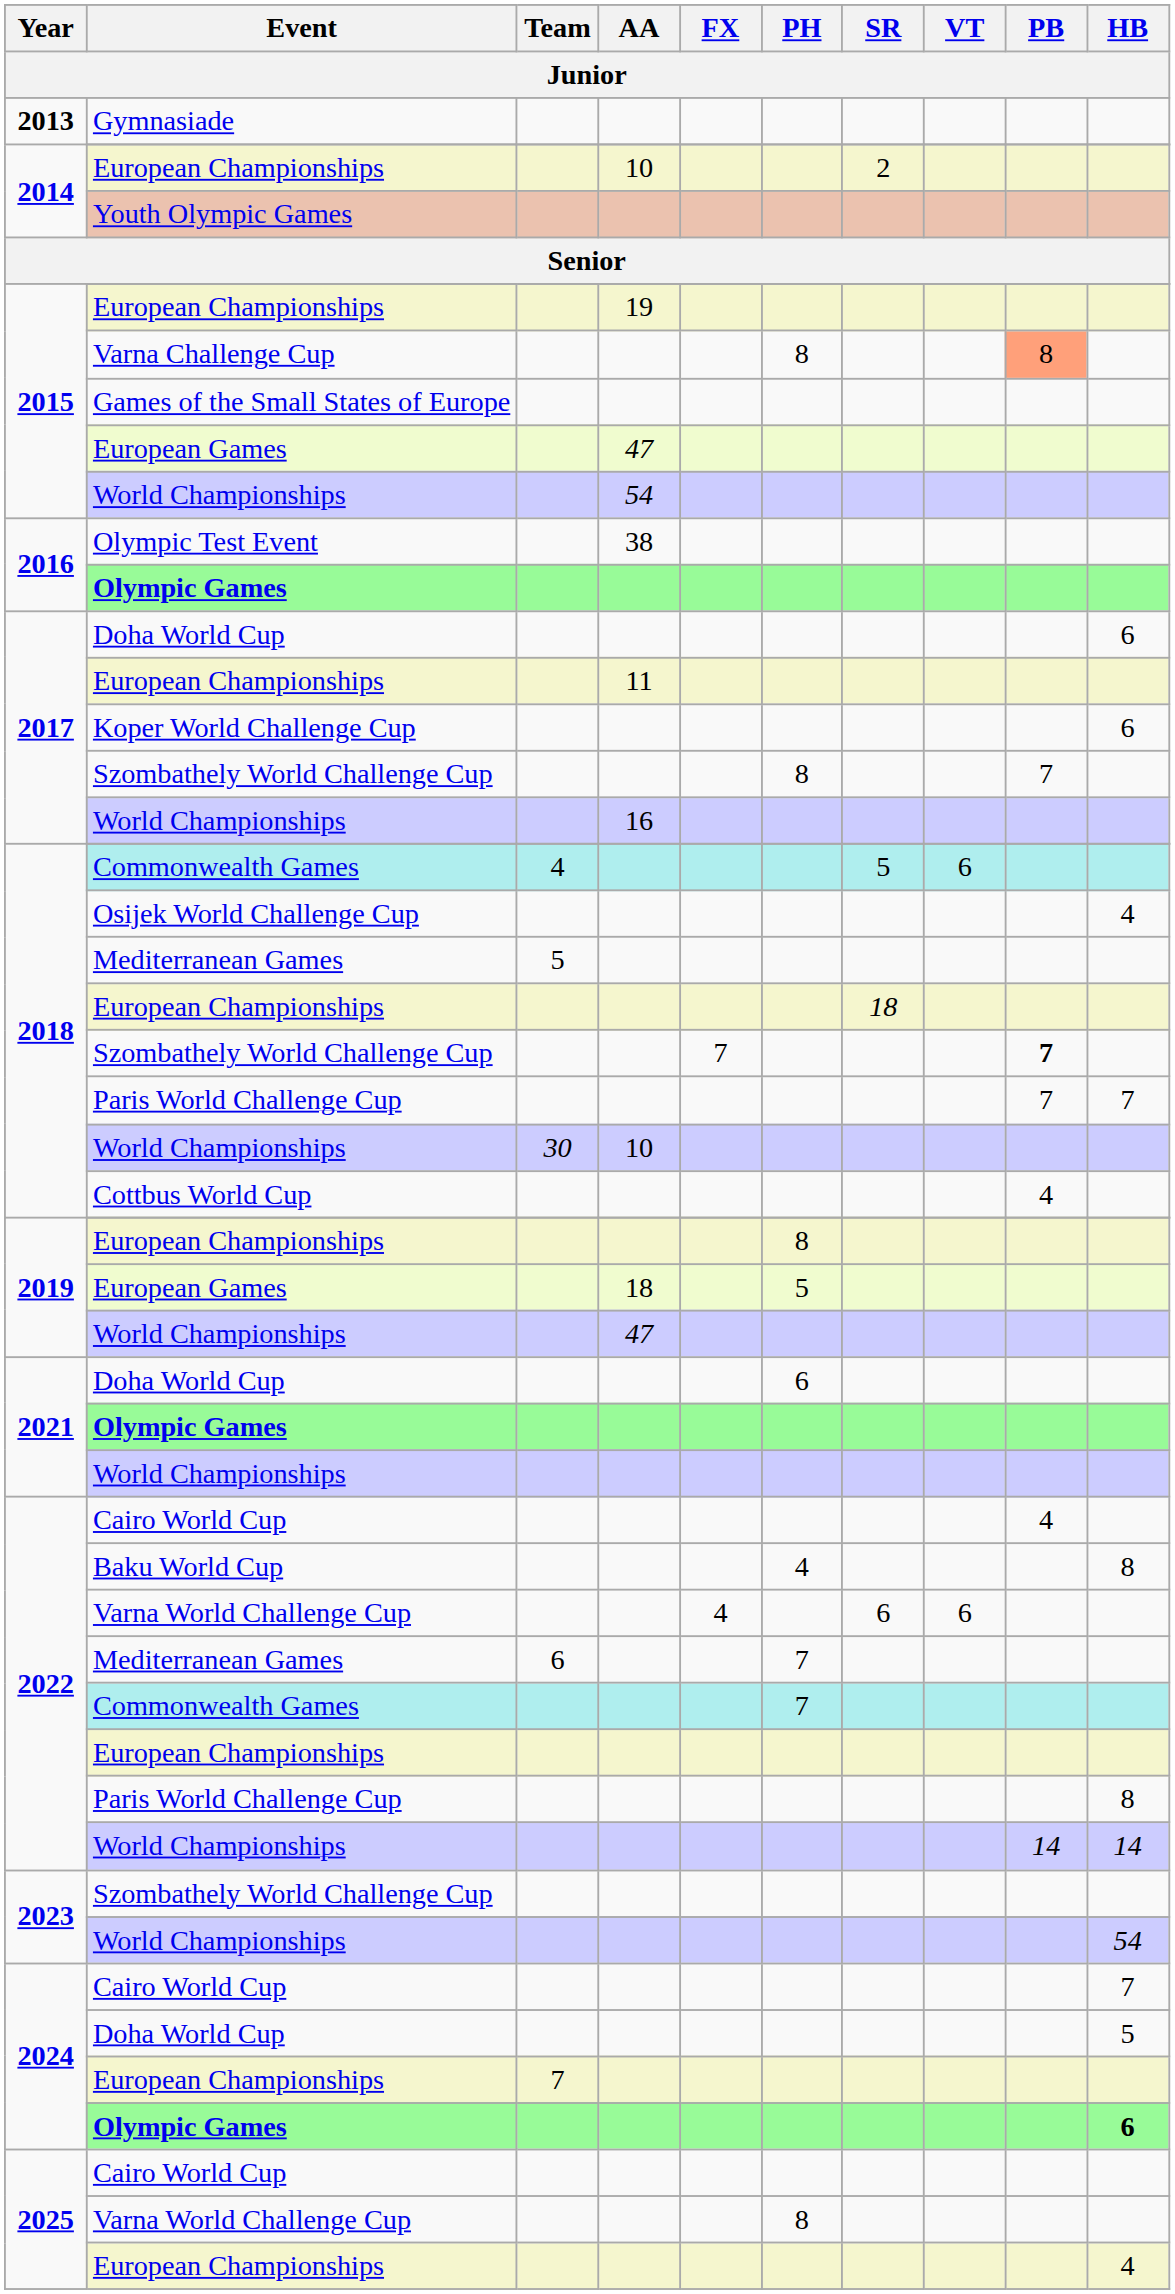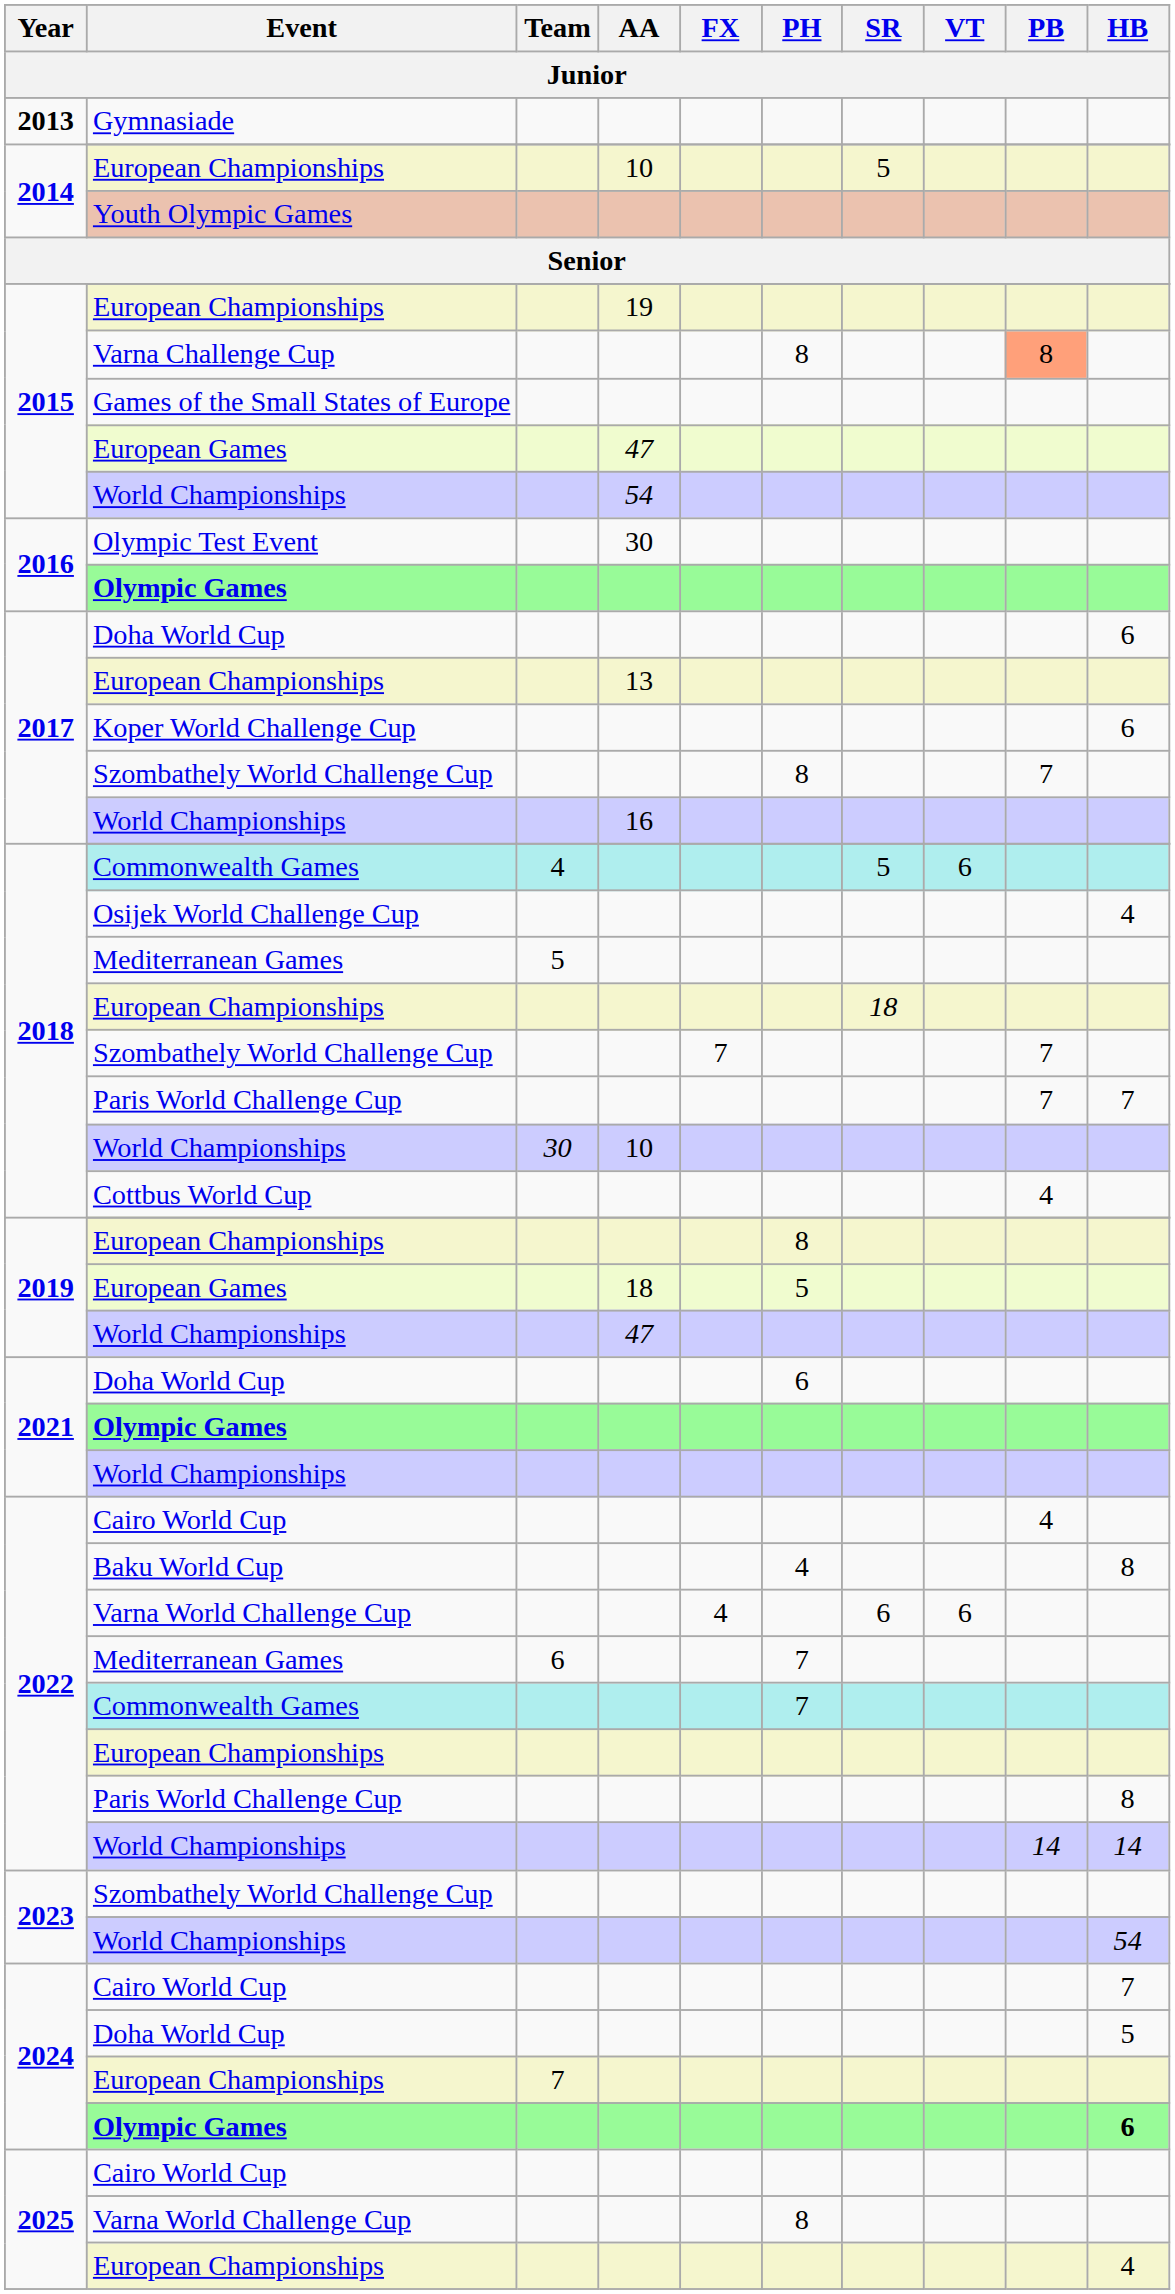(883, 167) 2 -> (883, 167) 5
(639, 540) 38 -> (639, 540) 30
(639, 680) 11 -> (639, 680) 13
(1046, 1053) bold -> (1046, 1053) normal
